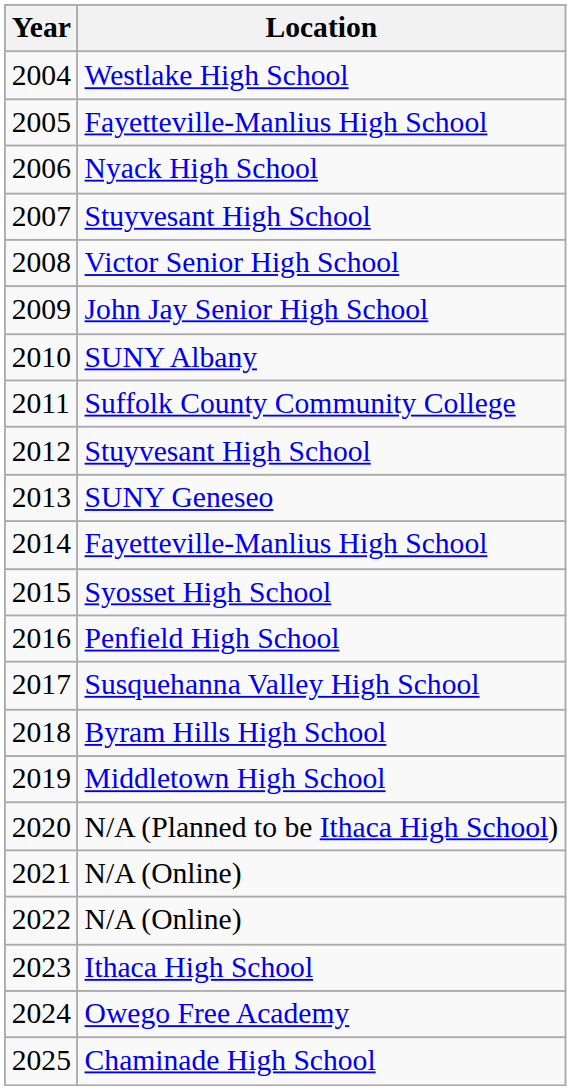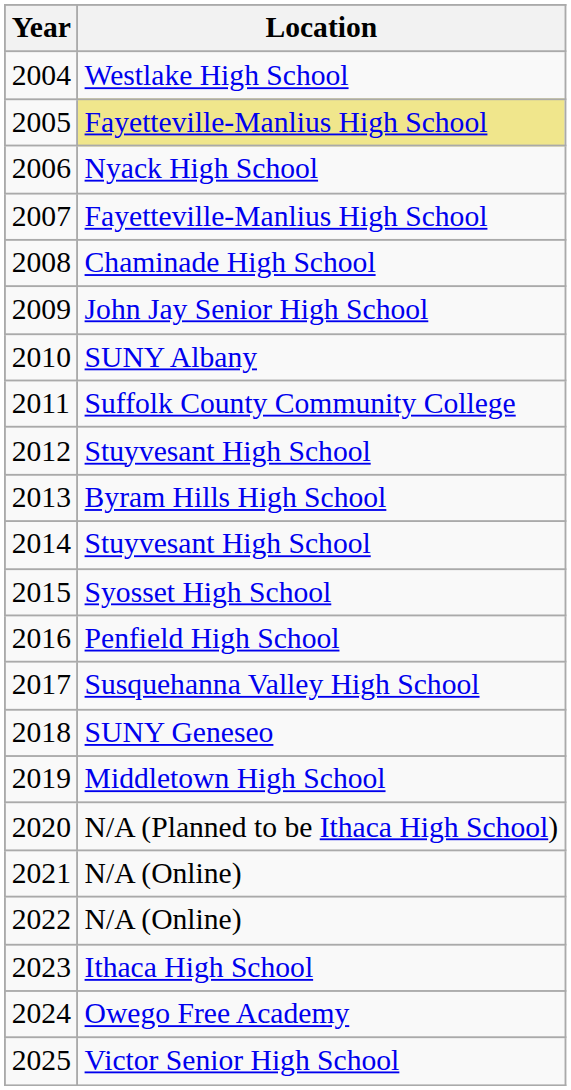(286, 121) no background -> (286, 121) khaki background
(228, 215) Stuyvesant High School -> (286, 215) Fayetteville-Manlius High School
(242, 262) Victor Senior High School -> (230, 262) Chaminade High School
(179, 497) SUNY Geneseo -> (235, 497) Byram Hills High School
(286, 544) Fayetteville-Manlius High School -> (228, 544) Stuyvesant High School
(235, 732) Byram Hills High School -> (179, 732) SUNY Geneseo
(230, 1060) Chaminade High School -> (242, 1060) Victor Senior High School
